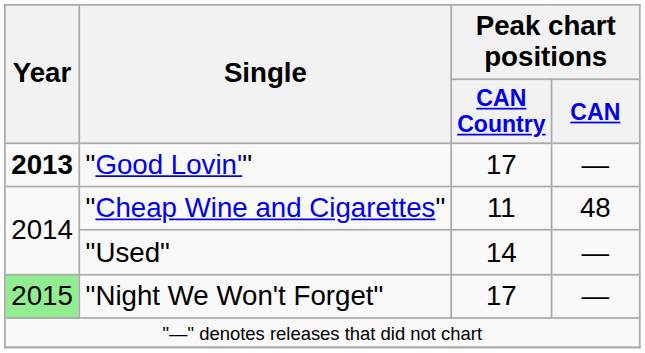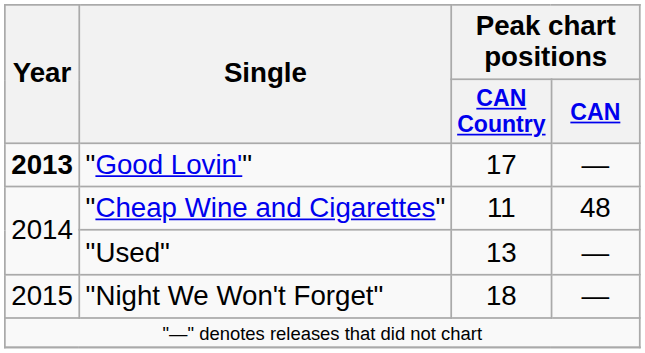(501, 252) 14 -> (501, 252) 13
(42, 296) lightgreen background -> (42, 296) no background
(501, 296) 17 -> (501, 296) 18
